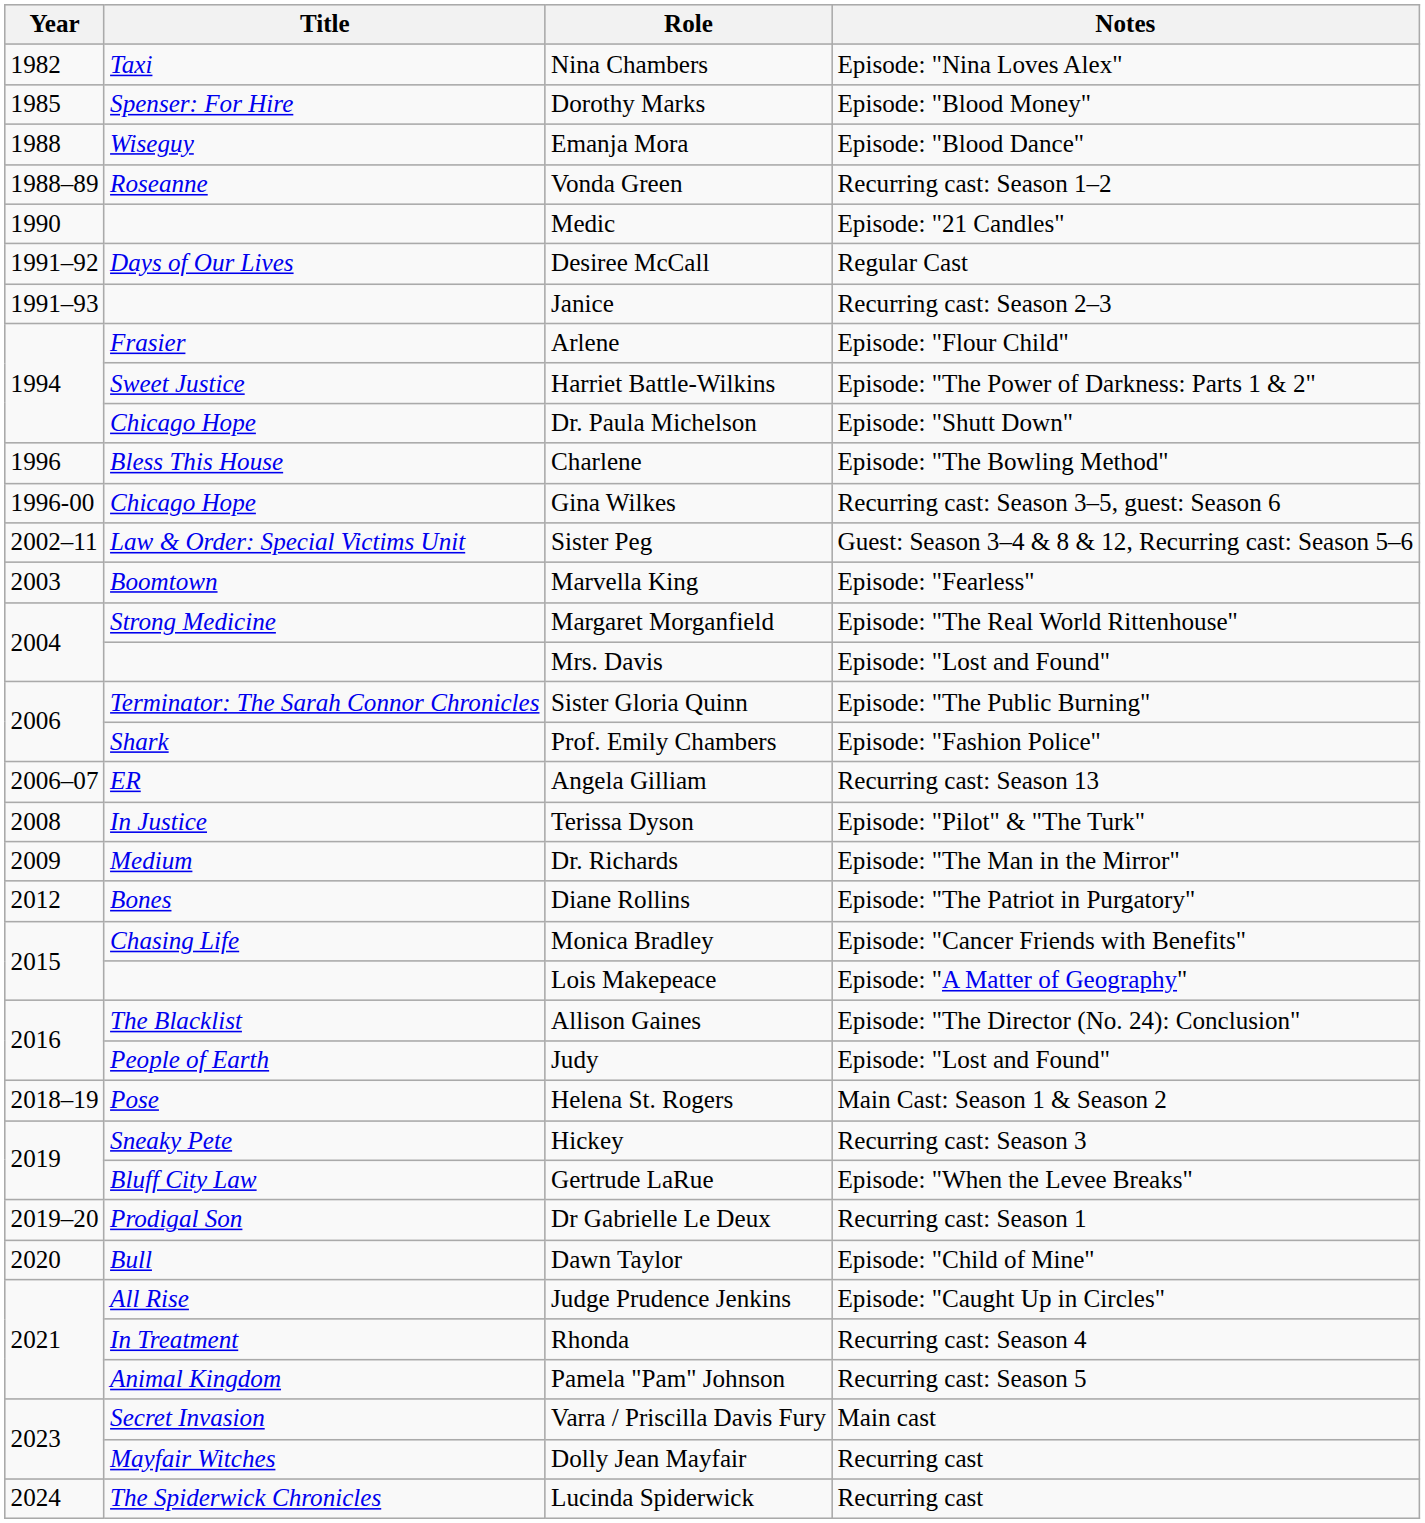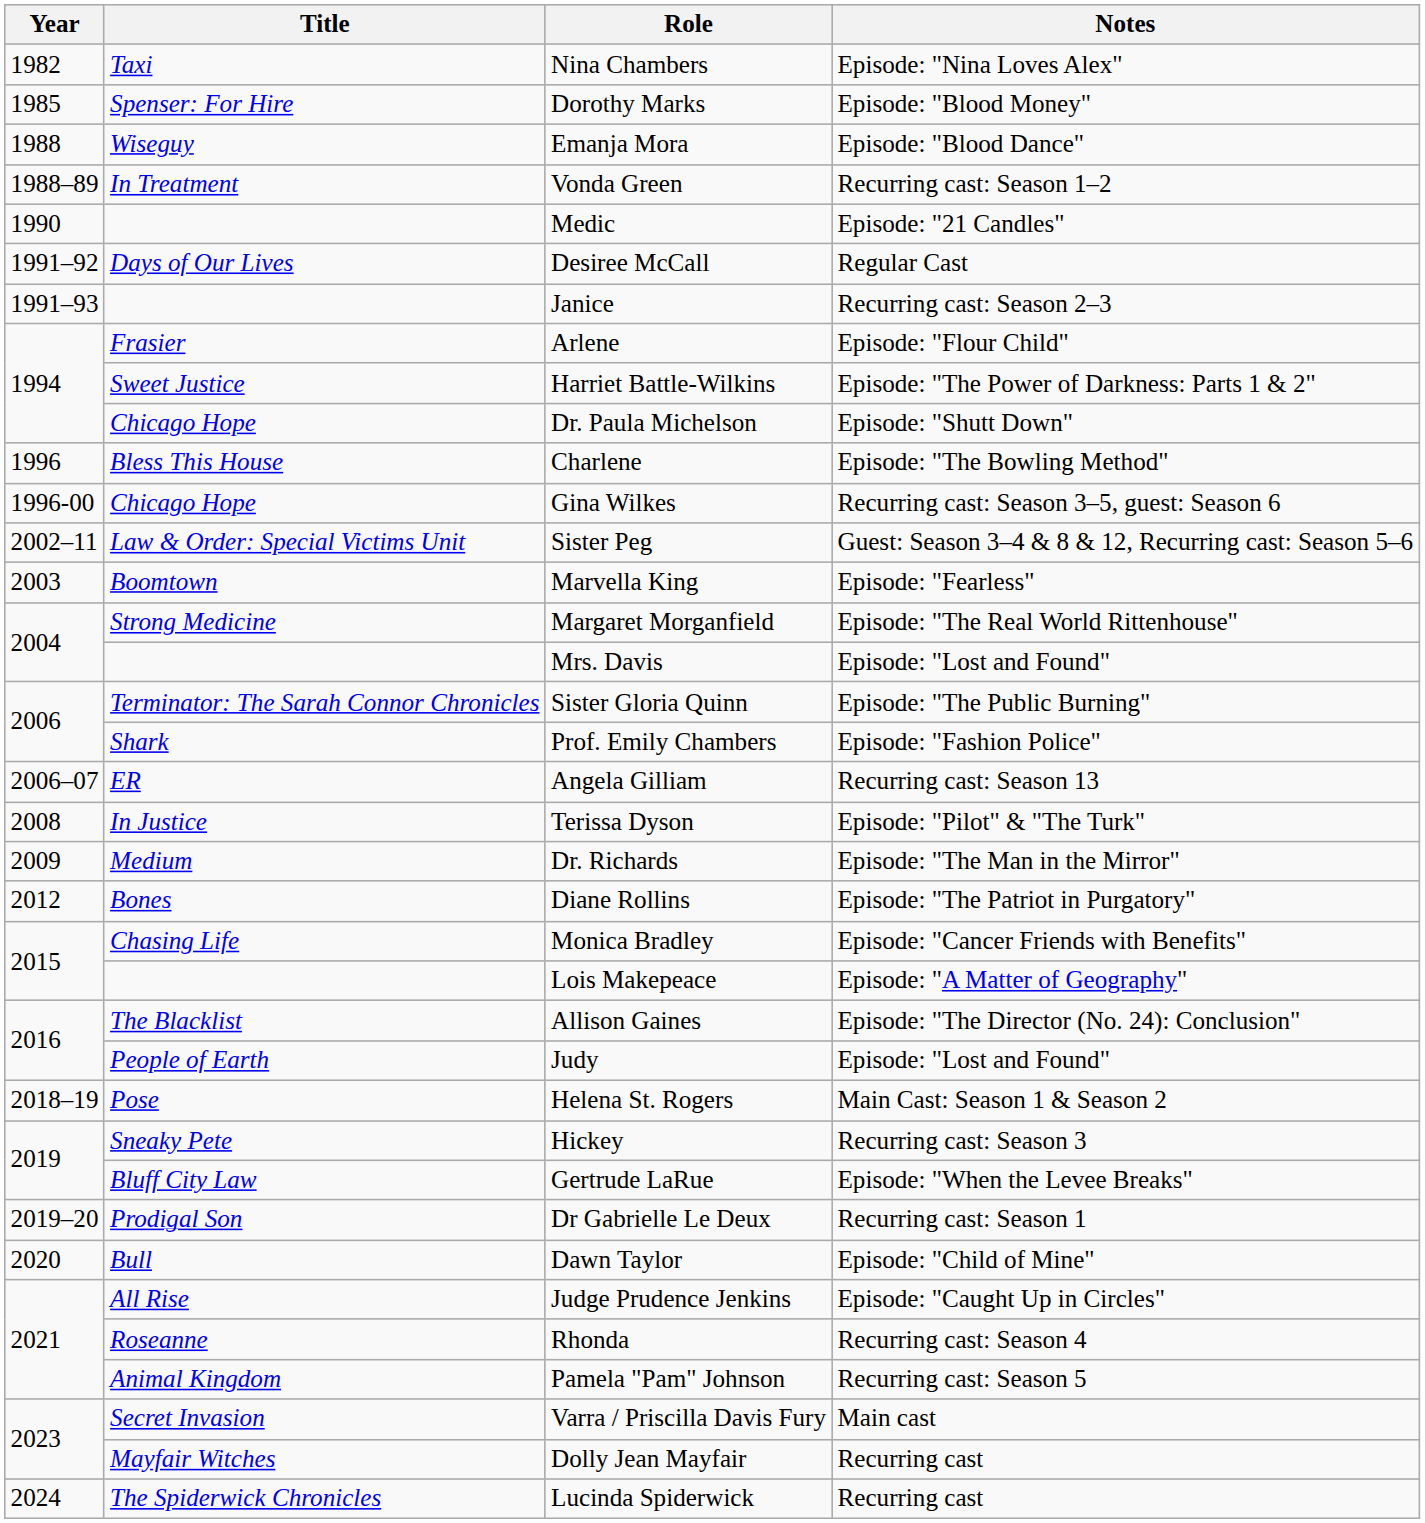(159, 183) Roseanne -> (174, 183) In Treatment
(174, 1339) In Treatment -> (159, 1339) Roseanne
